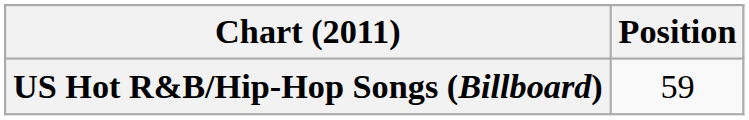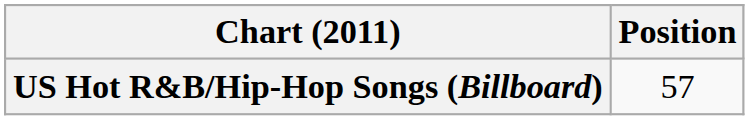(678, 85) 59 -> (678, 85) 57
